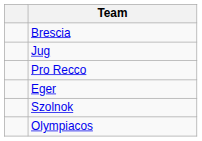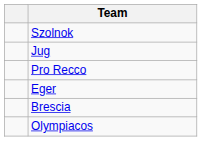rows swapped: (52, 107) <-> (51, 32)
